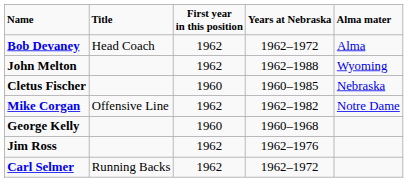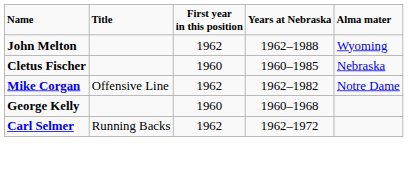- row: (43, 45)
- row: (32, 146)
